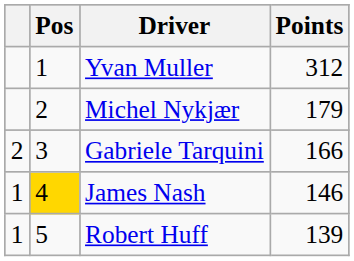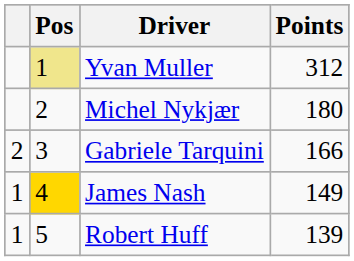(42, 67) no background -> (42, 67) khaki background
(324, 109) 179 -> (324, 109) 180
(324, 193) 146 -> (324, 193) 149
